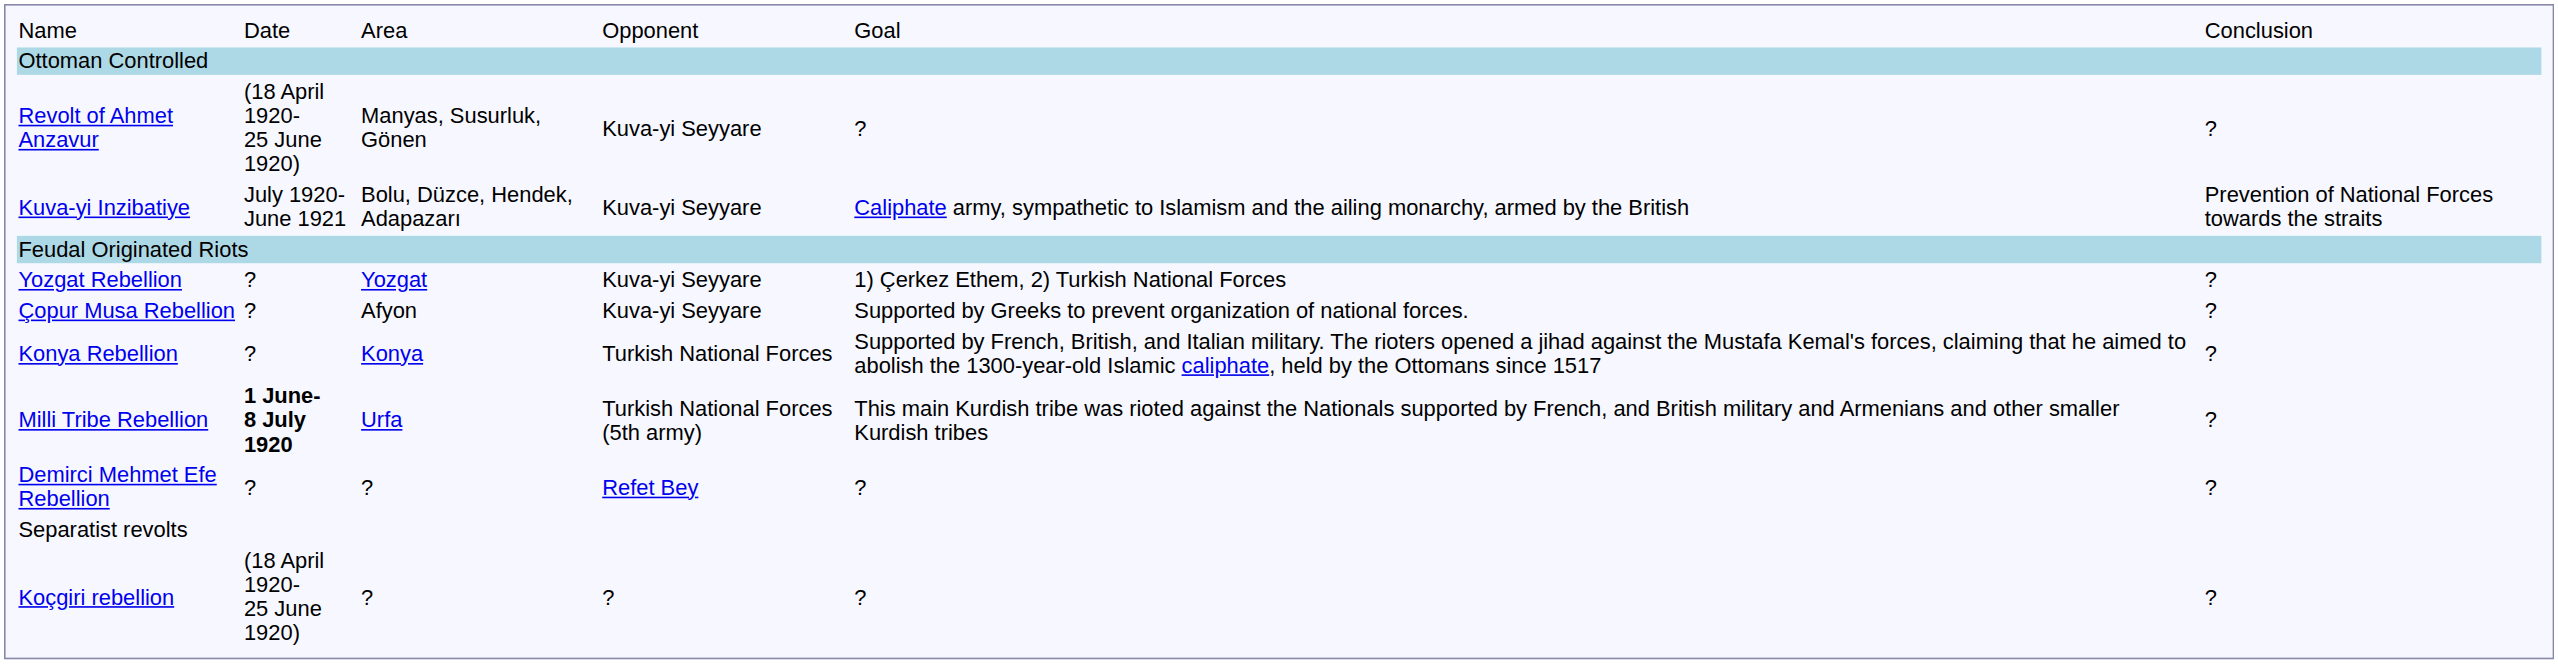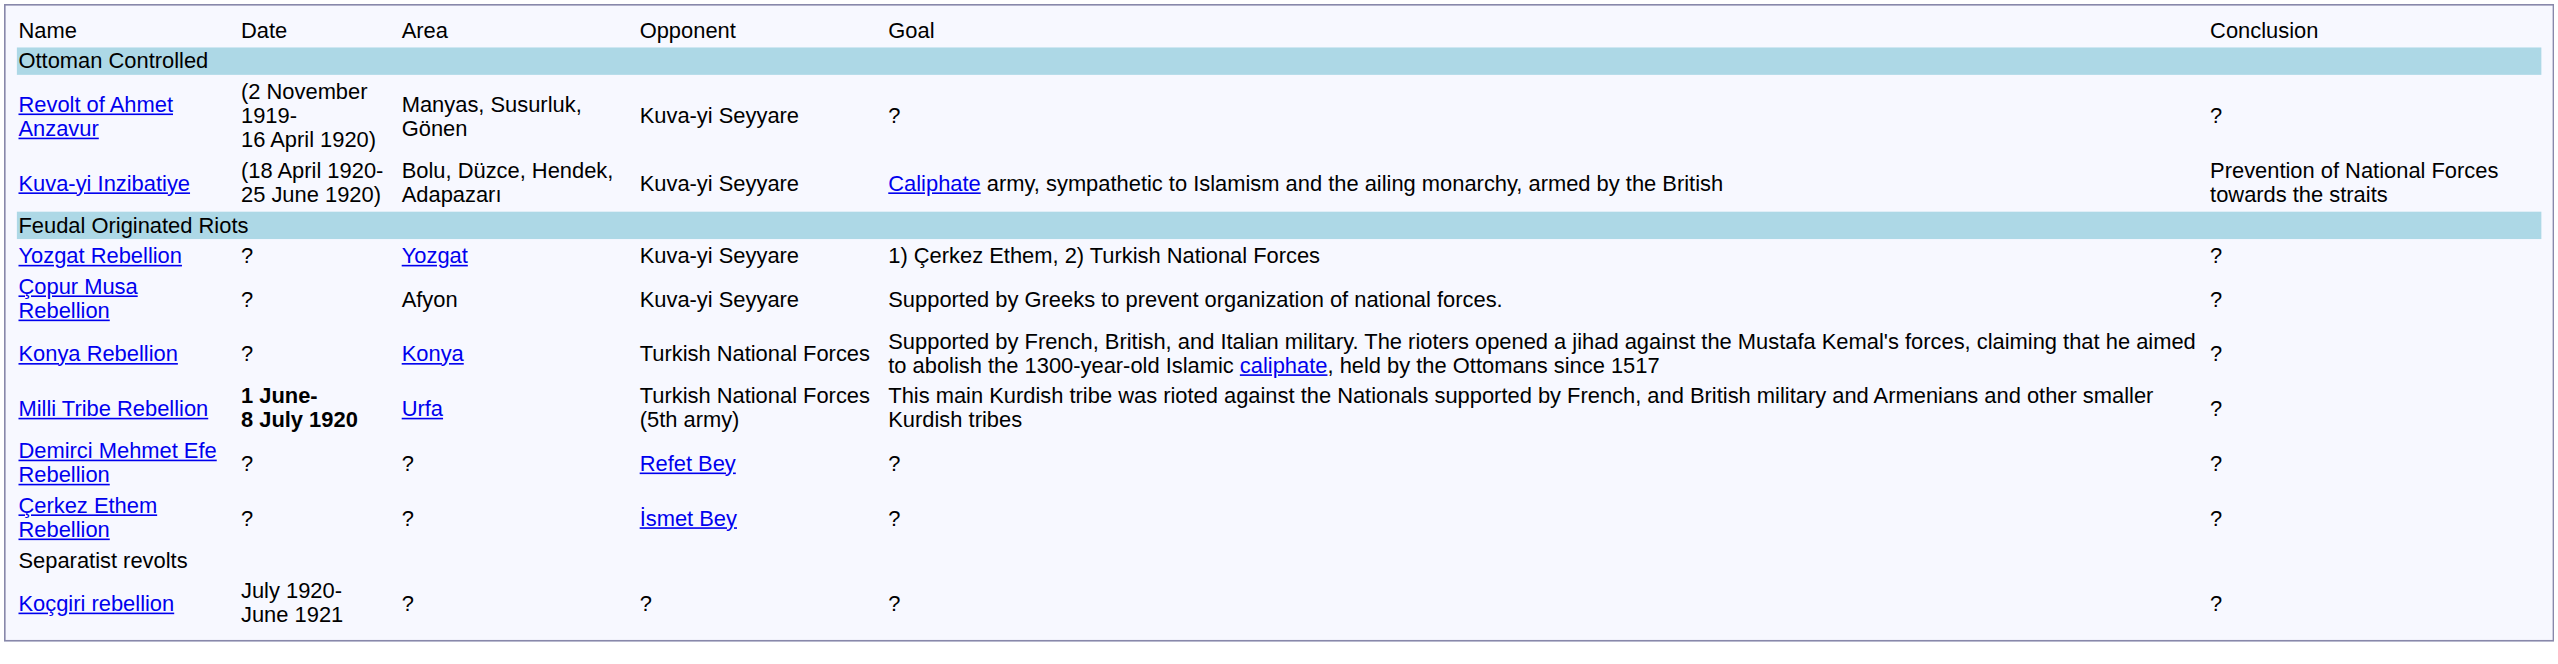(284, 128) (18 April 1920- 25 June 1920) -> (309, 116) (2 November 1919- 16 April 1920)
(295, 207) July 1920- June 1921 -> (312, 183) (18 April 1920- 25 June 1920)
+ row: (88, 518)
(284, 596) (18 April 1920- 25 June 1920) -> (292, 603) July 1920- June 1921
